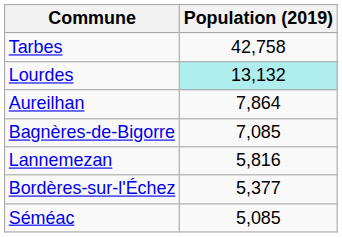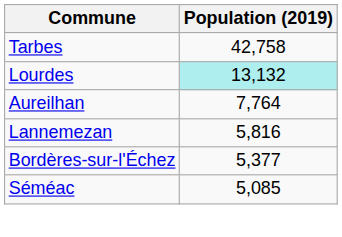(258, 103) 7,864 -> (258, 103) 7,764
- row: (92, 132)
